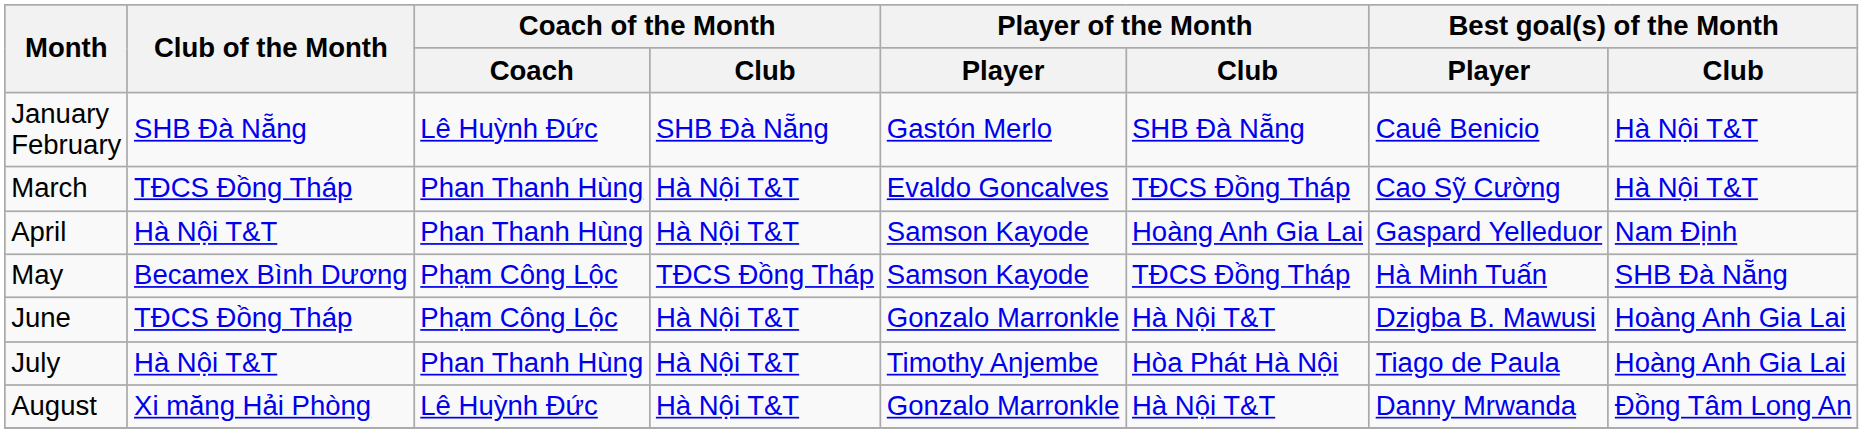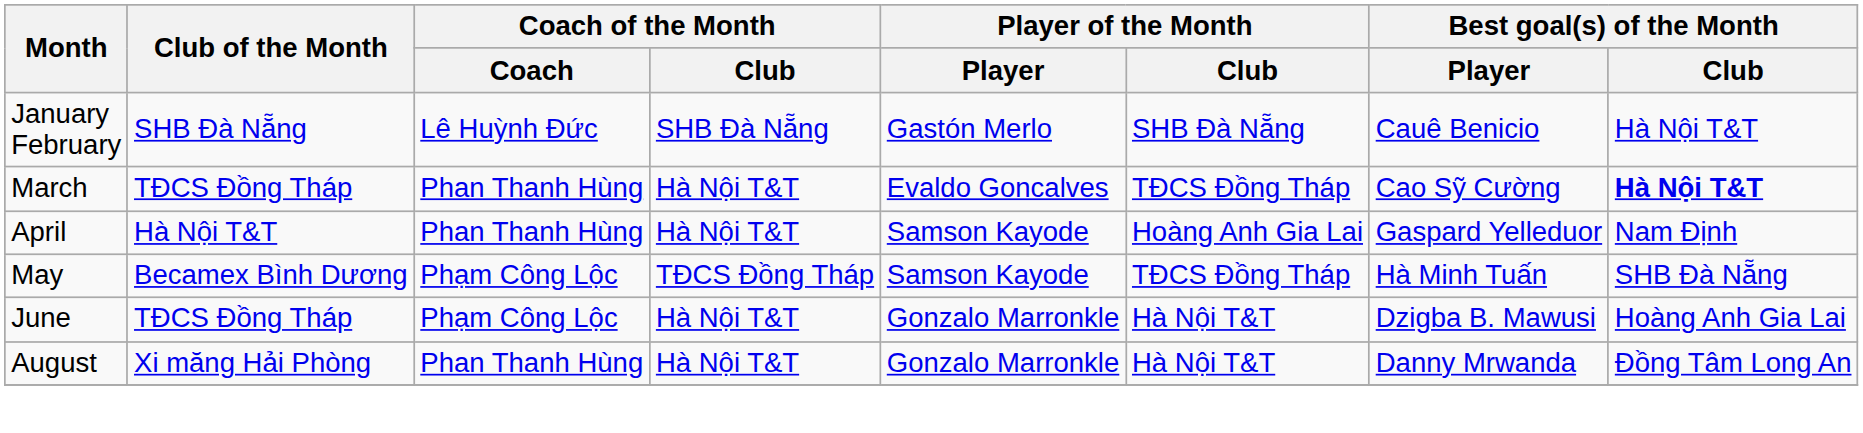(1686, 188) normal -> (1689, 188) bold
- row: (36, 362)
(509, 406) Lê Huỳnh Đức -> (532, 362) Phan Thanh Hùng
